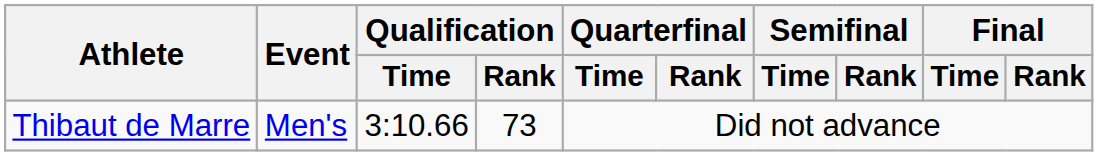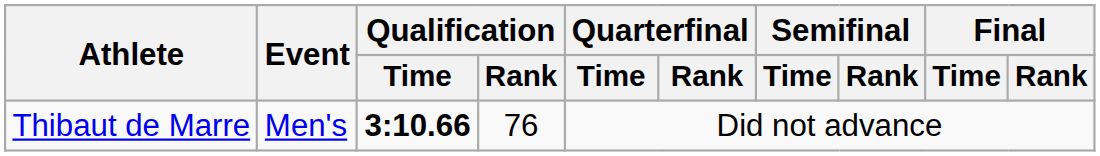(417, 126) normal -> (418, 126) bold
(519, 126) 73 -> (521, 126) 76
